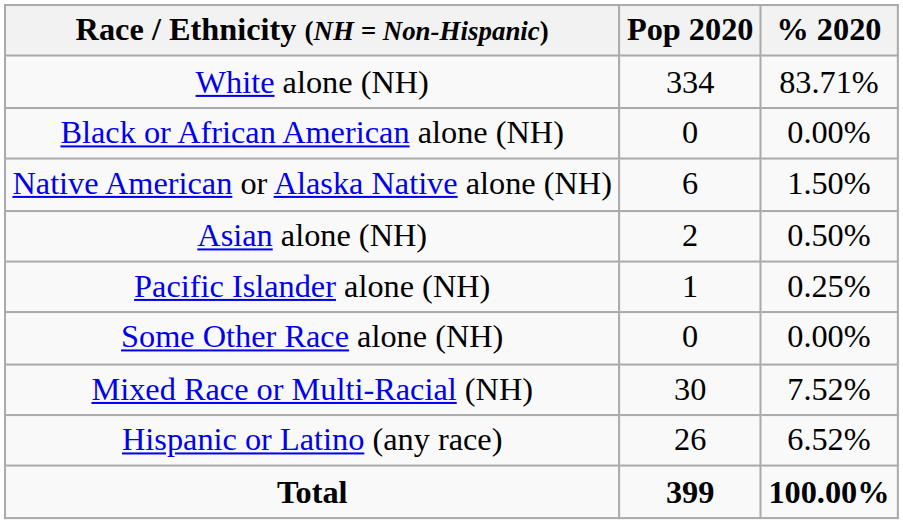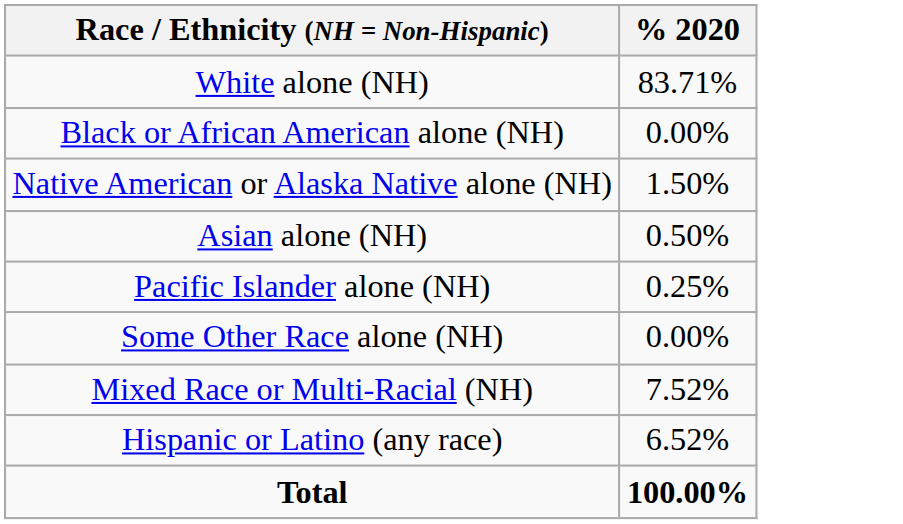- column: (690, 30)
